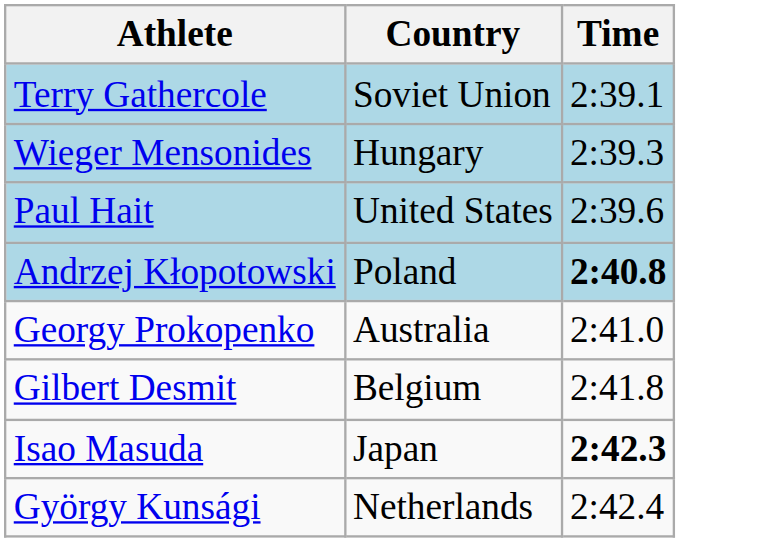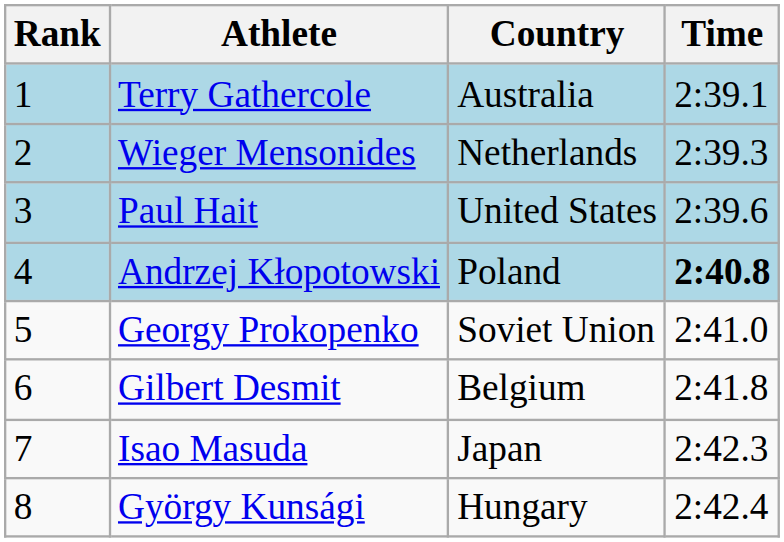+ column: (57, 34)
(452, 93) Soviet Union -> (526, 93) Australia
(418, 152) Hungary -> (547, 152) Netherlands
(421, 329) Australia -> (556, 329) Soviet Union
(618, 447) bold -> (721, 447) normal
(443, 507) Netherlands -> (522, 507) Hungary
